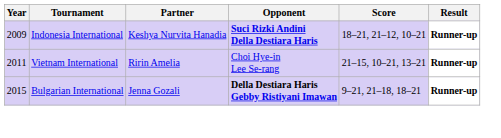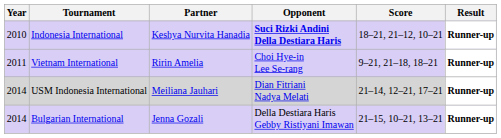(17, 35) 2009 -> (17, 35) 2010
(384, 63) 21–15, 10–21, 13–21 -> (398, 63) 9–21, 21–18, 18–21
+ row: (89, 91)
(17, 91) 2015 -> (17, 119) 2014
(284, 91) bold -> (304, 119) normal
(381, 91) 9–21, 21–18, 18–21 -> (401, 119) 21–15, 10–21, 13–21
